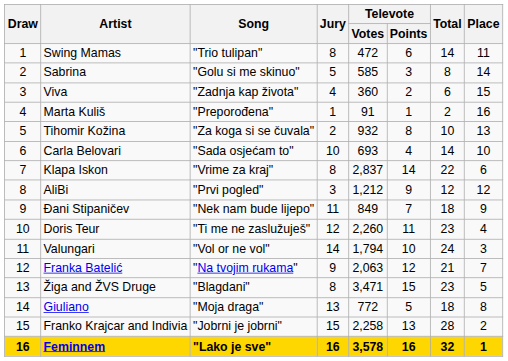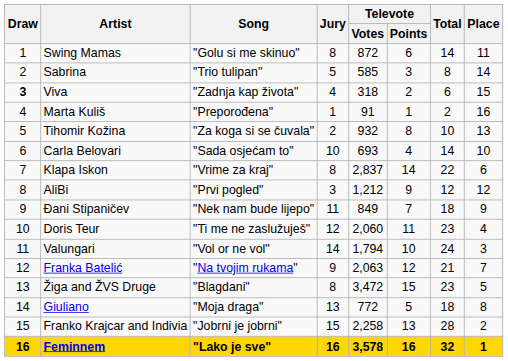(228, 53) "Trio tulipan" -> (246, 53) "Golu si me skinuo"
(368, 53) 472 -> (368, 53) 872
(246, 72) "Golu si me skinuo" -> (228, 72) "Trio tulipan"
(23, 92) normal -> (23, 92) bold
(368, 92) 360 -> (368, 92) 318
(368, 229) 2,260 -> (368, 229) 2,060
(368, 287) 3,471 -> (368, 287) 3,472
